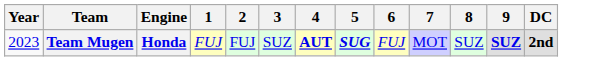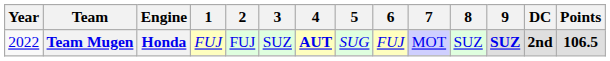+ column: (581, 16)
(24, 42) 2023 -> (24, 42) 2022
(355, 42) bold -> (354, 42) normal
